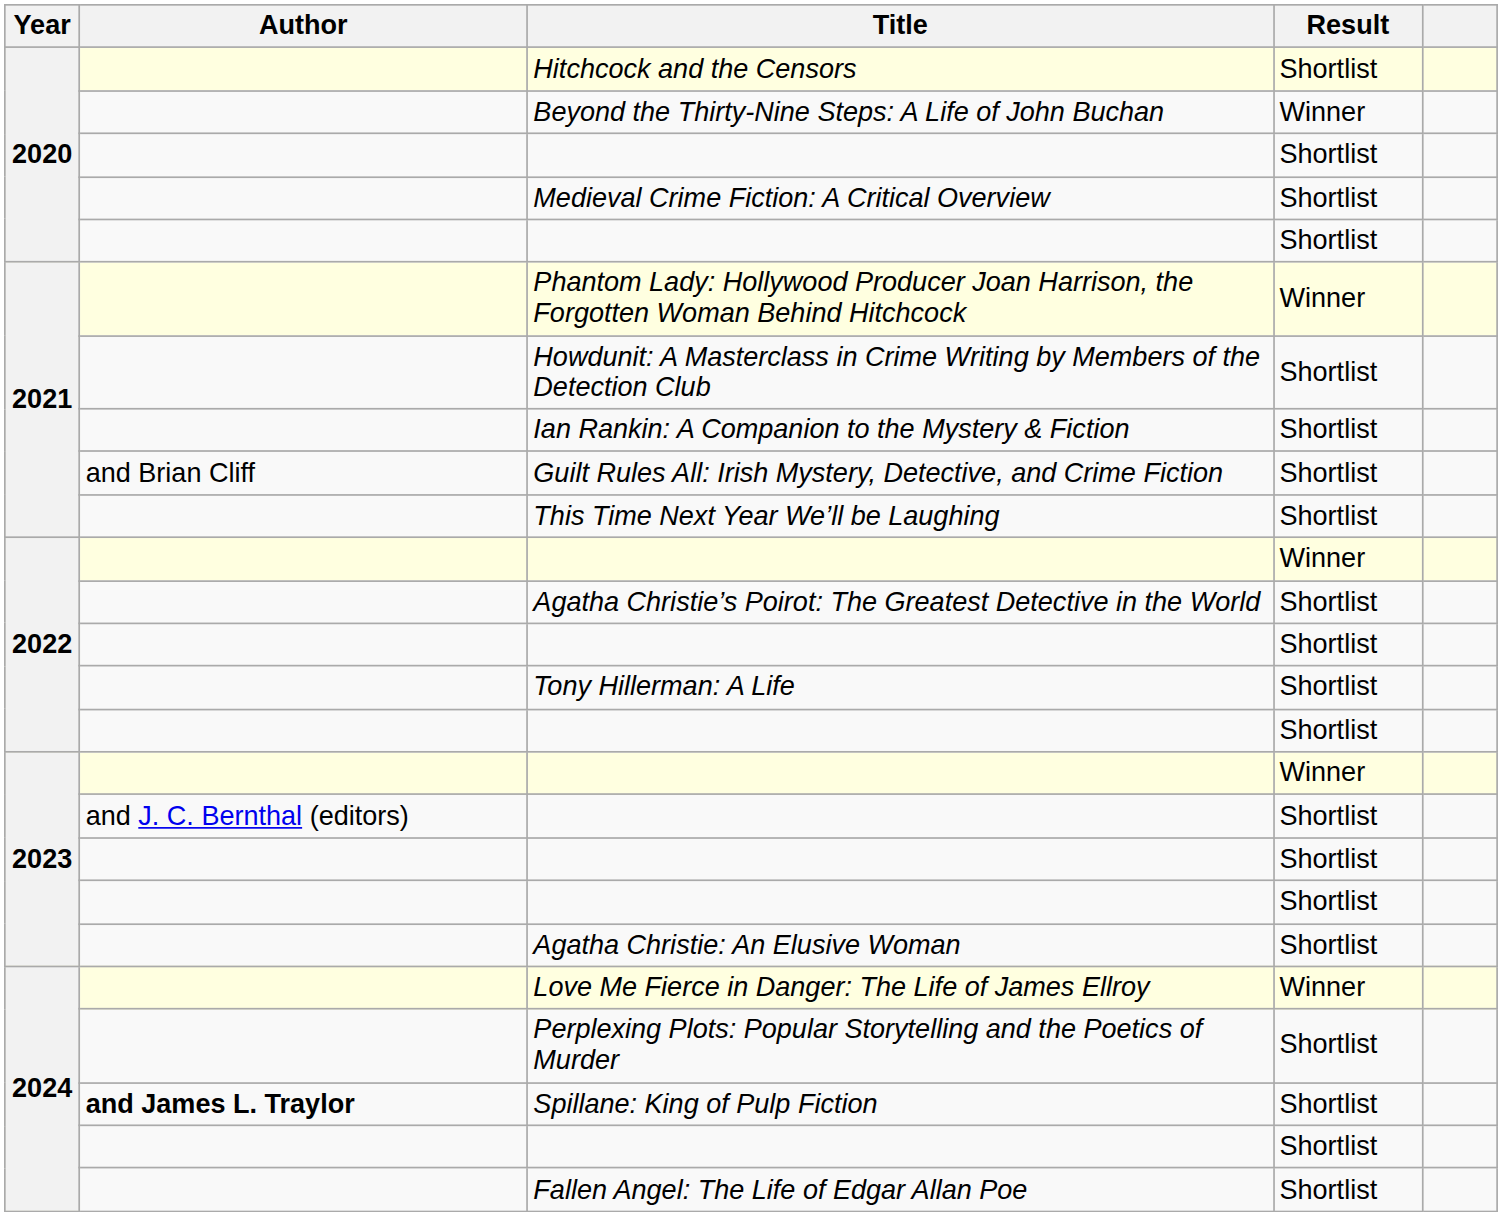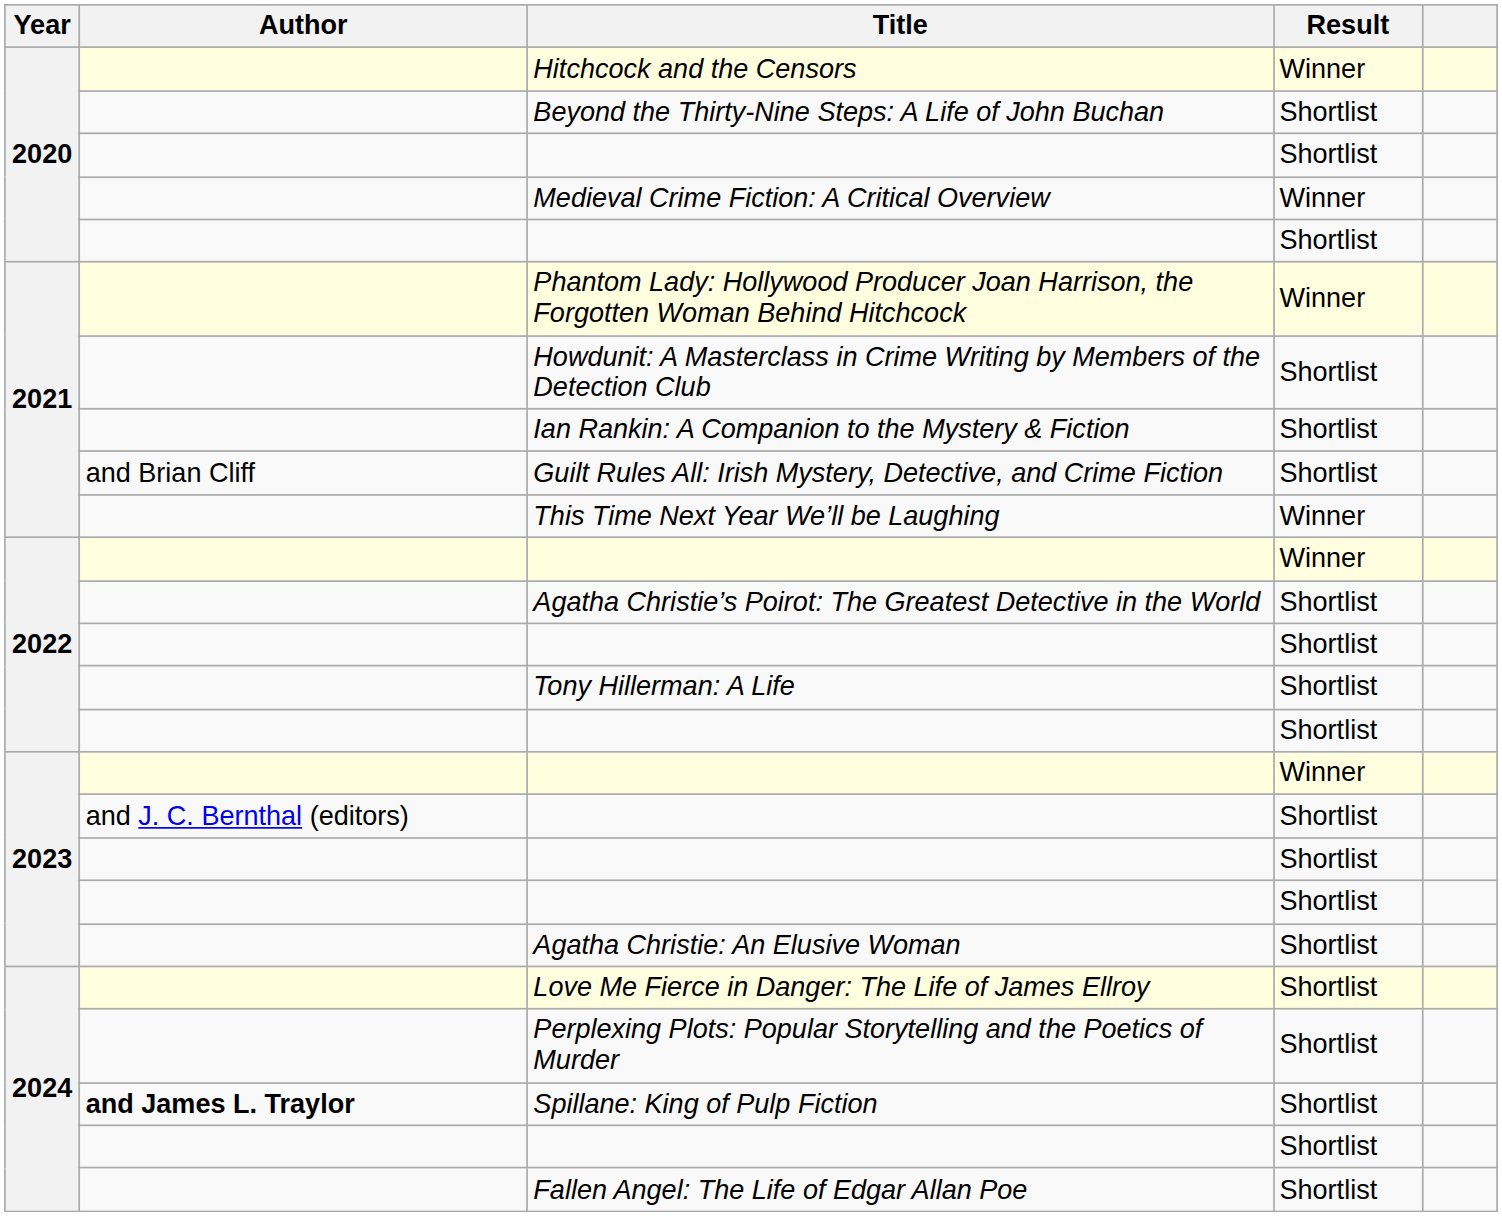(1328, 68) Shortlist -> (1322, 68) Winner
(1322, 111) Winner -> (1328, 111) Shortlist
(1328, 197) Shortlist -> (1322, 197) Winner
(1328, 515) Shortlist -> (1322, 515) Winner
(1322, 987) Winner -> (1328, 987) Shortlist
